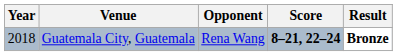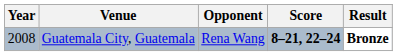(22, 39) 2018 -> (22, 39) 2008
